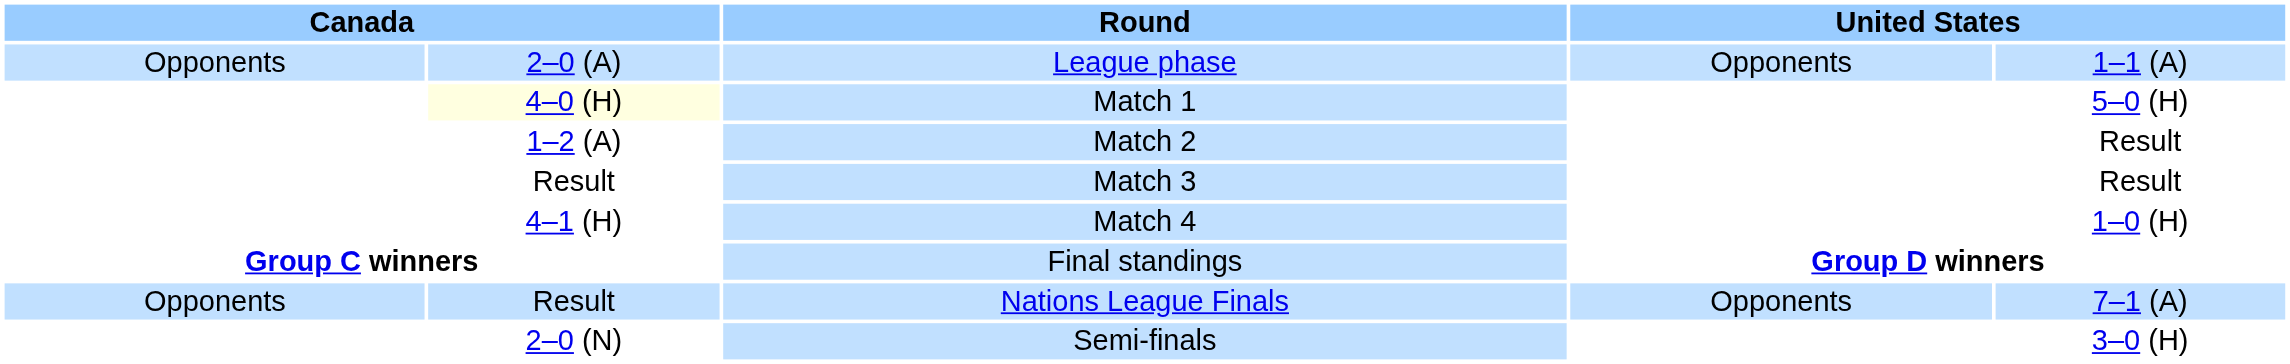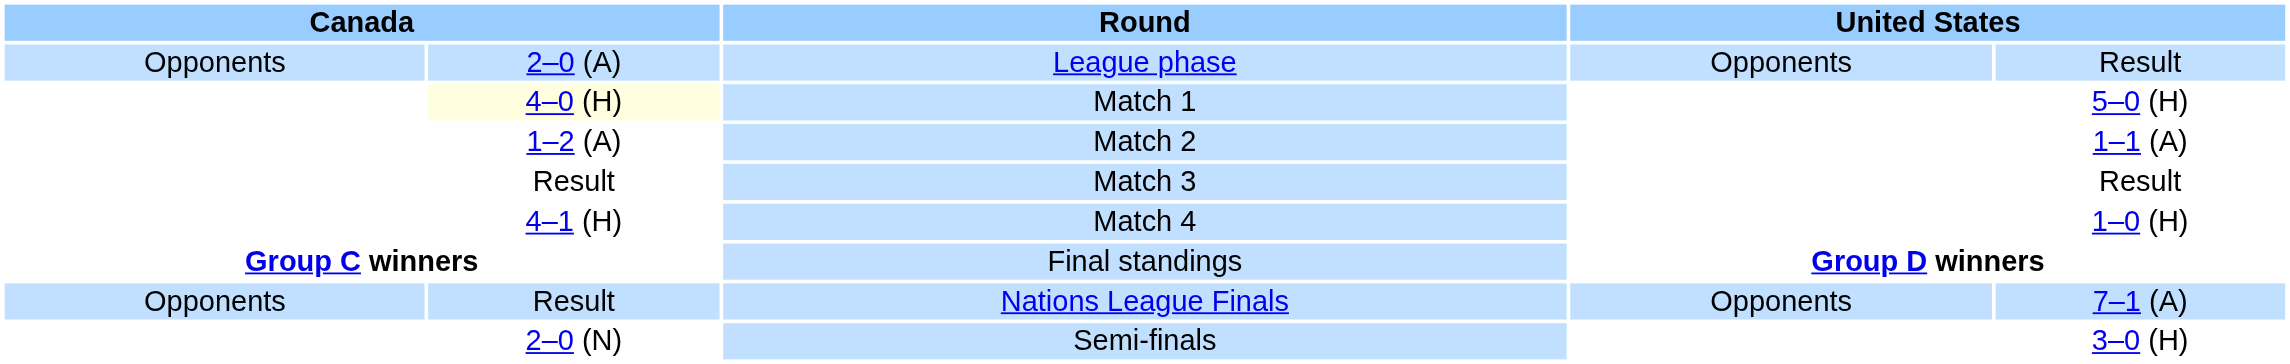(2140, 62) 1–1 (A) -> (2140, 62) Result
(2140, 141) Result -> (2140, 141) 1–1 (A)
